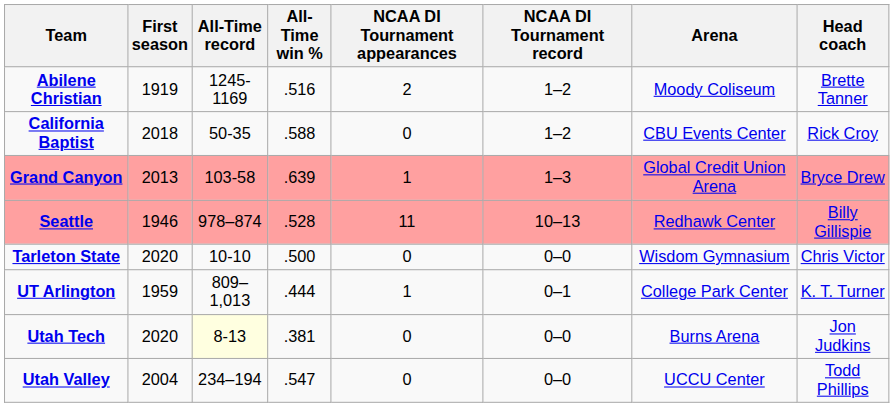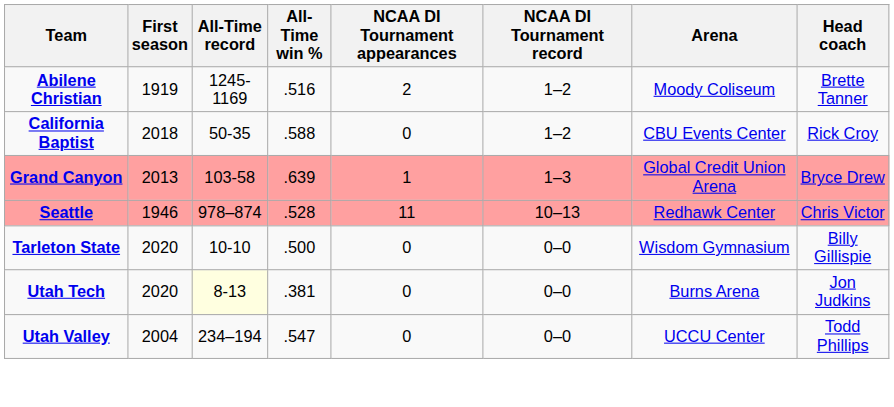(843, 221) Billy Gillispie -> (843, 212) Chris Victor
(843, 257) Chris Victor -> (843, 247) Billy Gillispie
- row: (66, 292)
